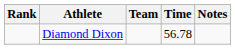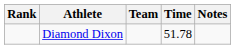(178, 34) 56.78 -> (178, 34) 51.78
